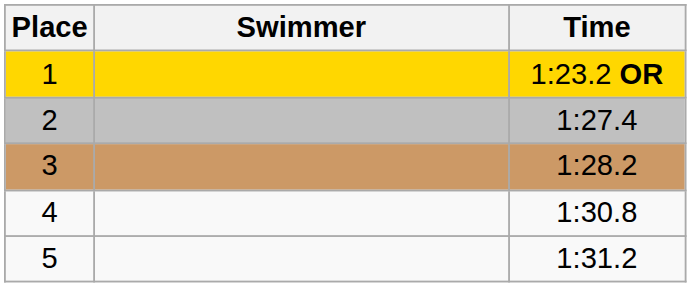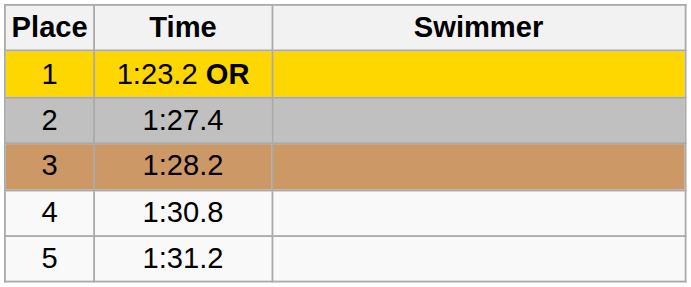columns swapped: (301, 27) <-> (597, 27)
